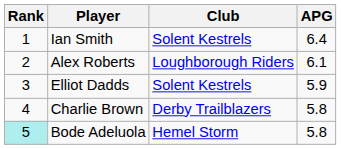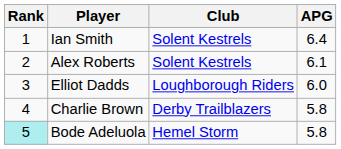(223, 62) Loughborough Riders -> (202, 62) Solent Kestrels
(202, 86) Solent Kestrels -> (223, 86) Loughborough Riders
(317, 86) 5.9 -> (317, 86) 6.0
